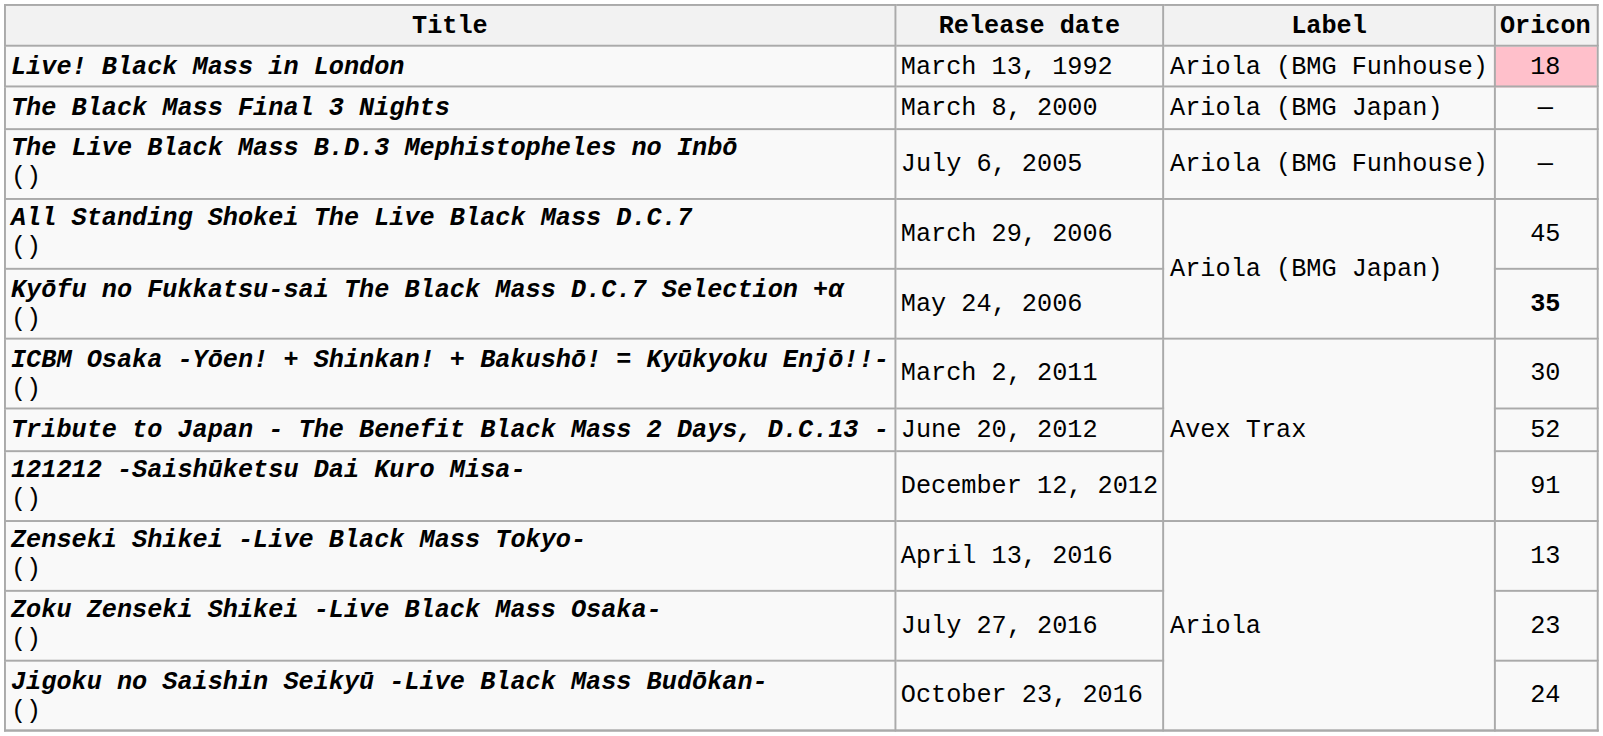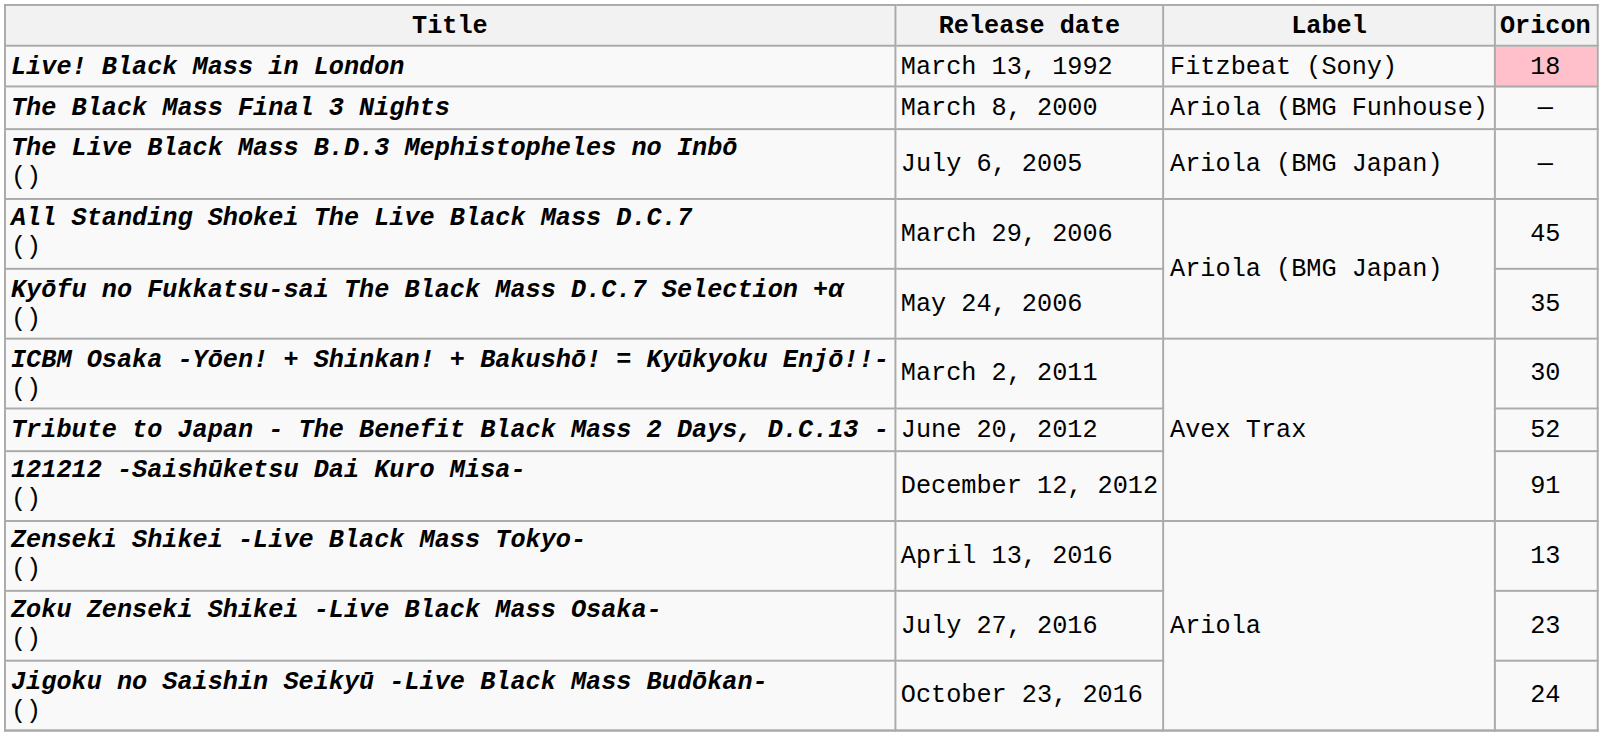(1329, 67) Ariola (BMG Funhouse) -> (1284, 67) Fitzbeat (Sony)
(1306, 108) Ariola (BMG Japan) -> (1329, 108) Ariola (BMG Funhouse)
(1329, 163) Ariola (BMG Funhouse) -> (1306, 163) Ariola (BMG Japan)
(1545, 304) bold -> (1545, 304) normal
